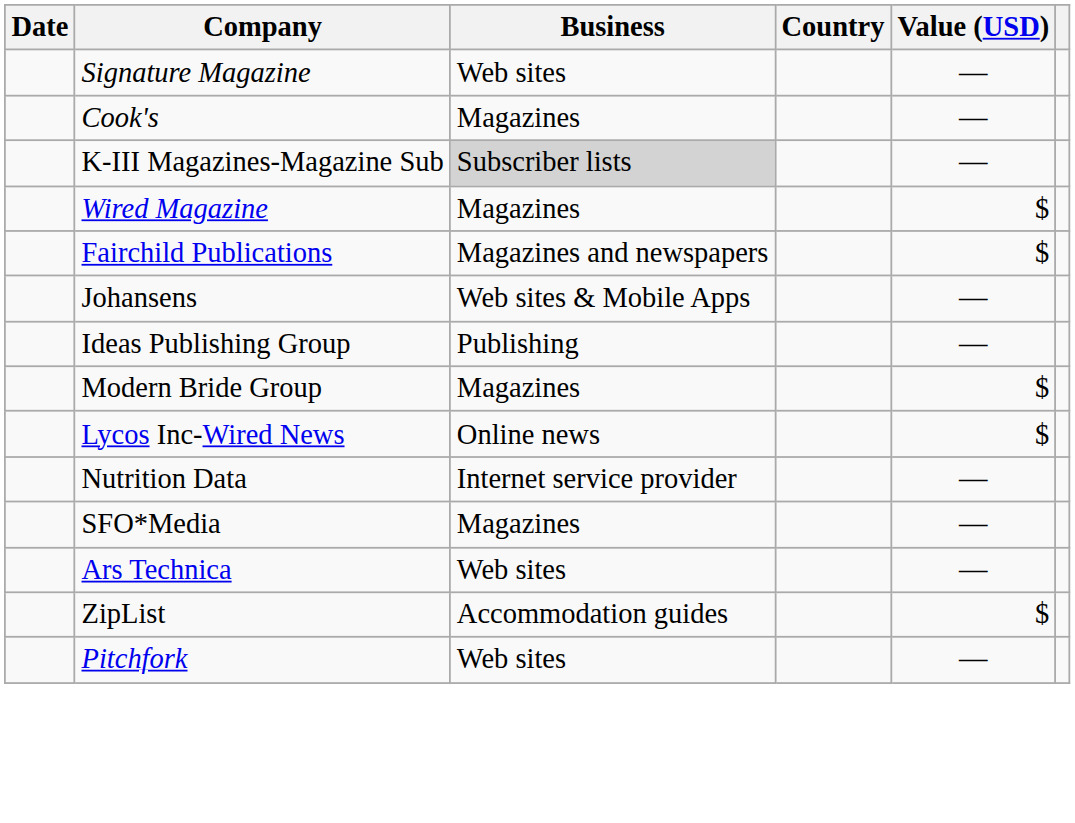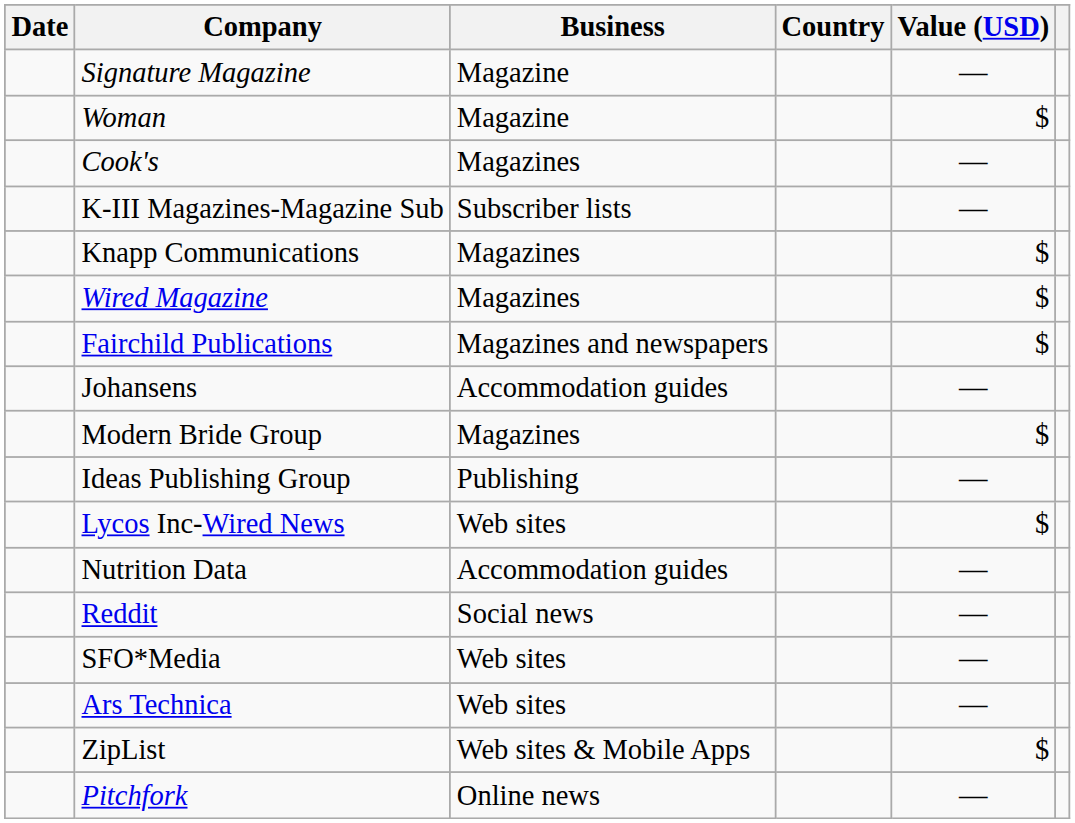(511, 72) Web sites -> (513, 72) Magazine
+ row: (124, 117)
(544, 162) lightgrey background -> (544, 207) no background
+ row: (220, 252)
(604, 298) Web sites & Mobile Apps -> (592, 388) Accommodation guides
rows swapped: (202, 388) <-> (216, 343)
(528, 433) Online news -> (511, 523) Web sites
(597, 478) Internet service provider -> (592, 569) Accommodation guides
+ row: (119, 614)
(519, 523) Magazines -> (511, 659) Web sites
(592, 614) Accommodation guides -> (604, 749) Web sites & Mobile Apps
(511, 659) Web sites -> (528, 794) Online news
